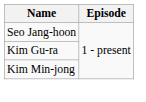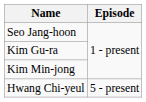+ row: (46, 87)
